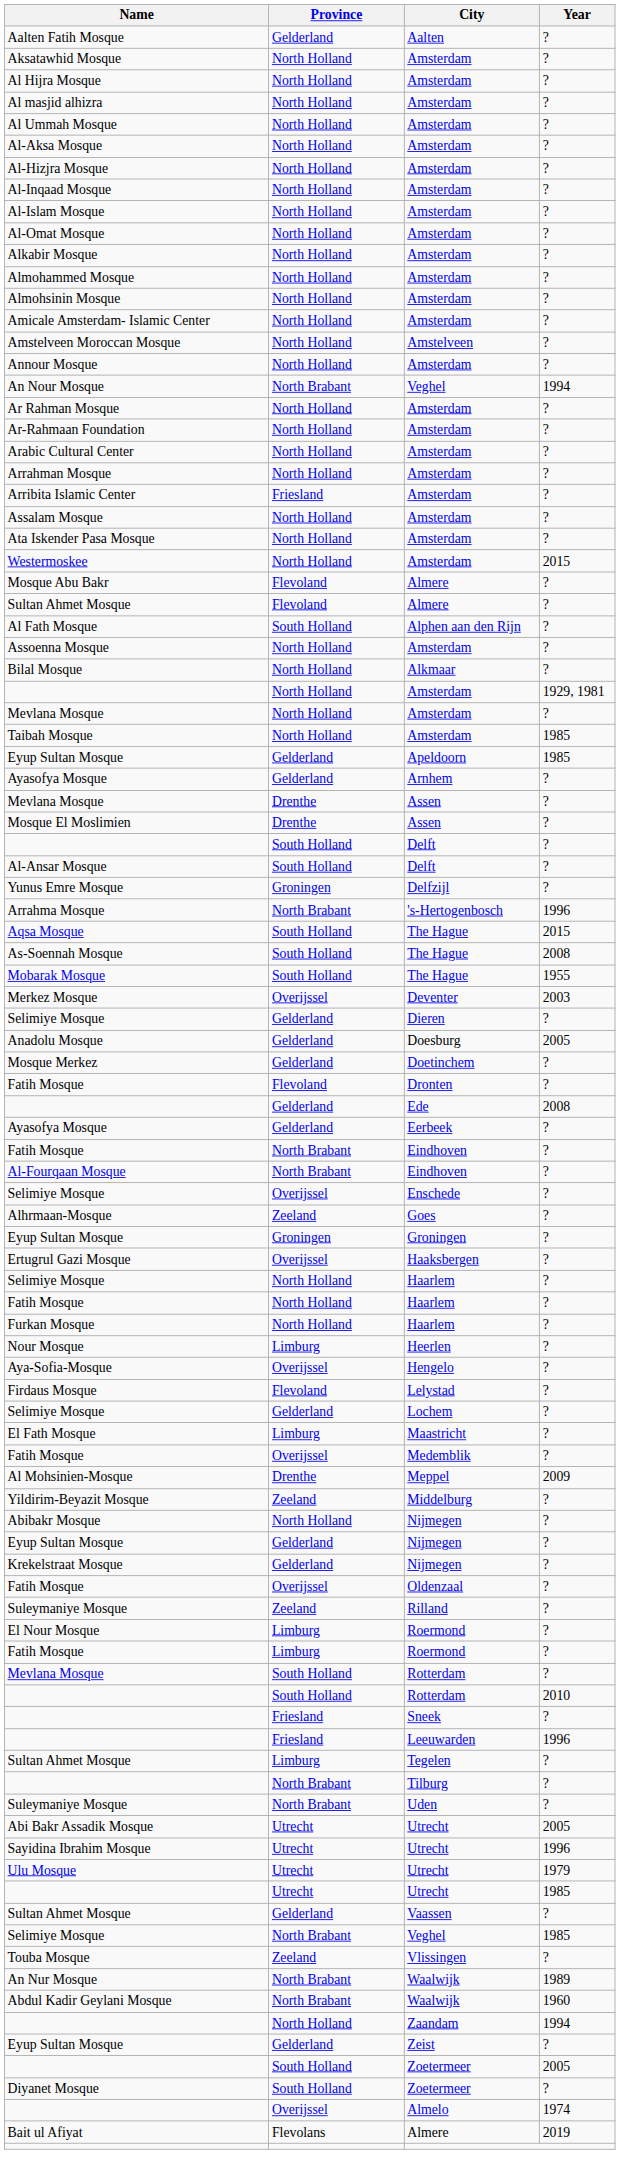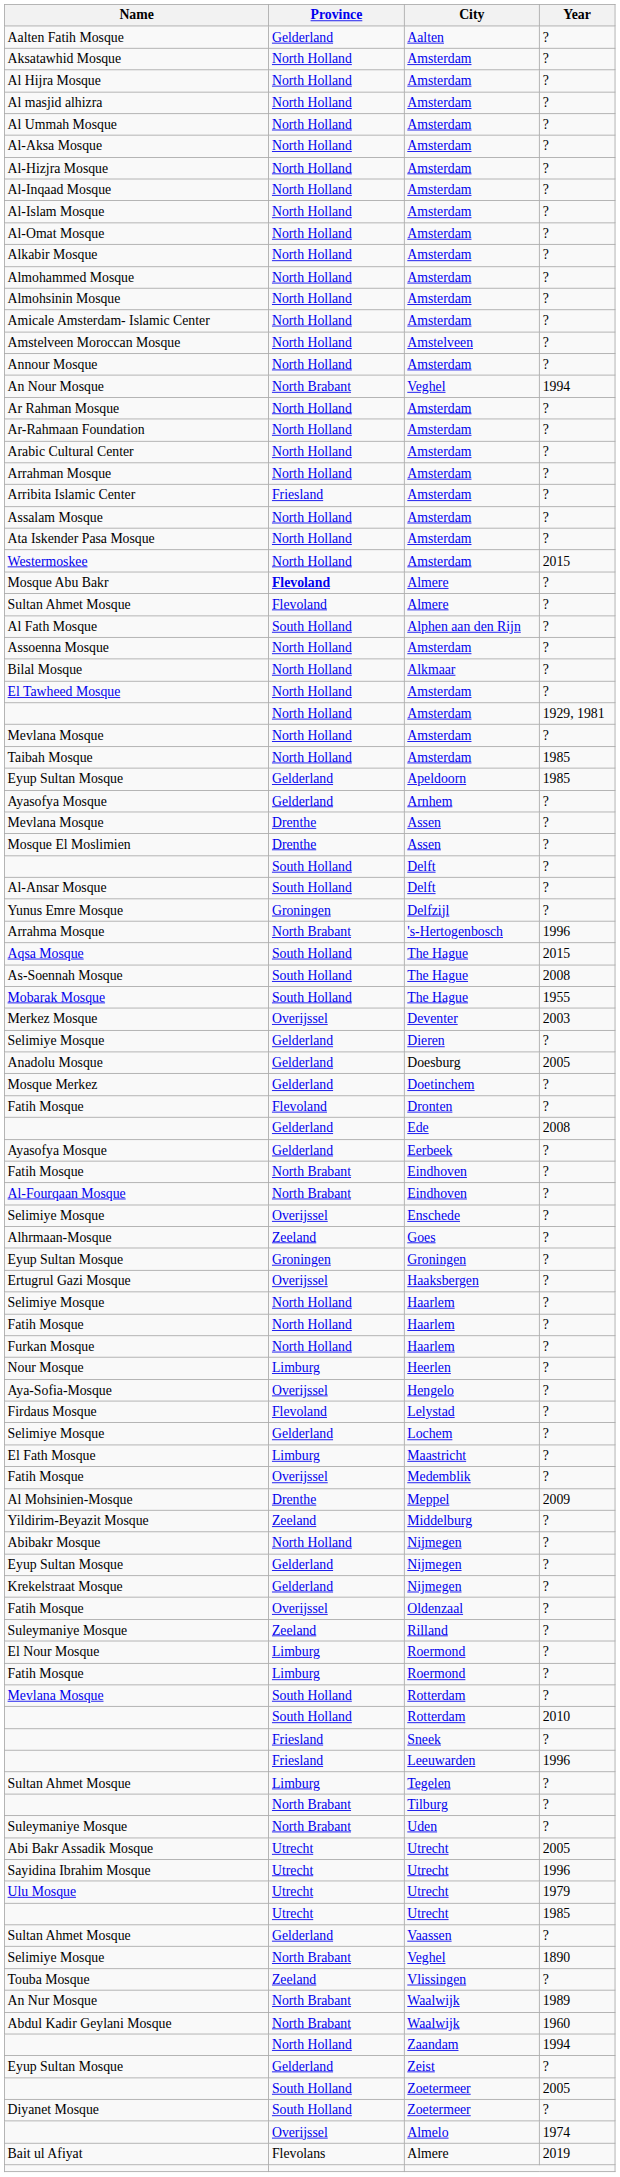(299, 582) normal -> (301, 582) bold
+ row: (64, 691)
(556, 1935) 1985 -> (556, 1957) 1890
